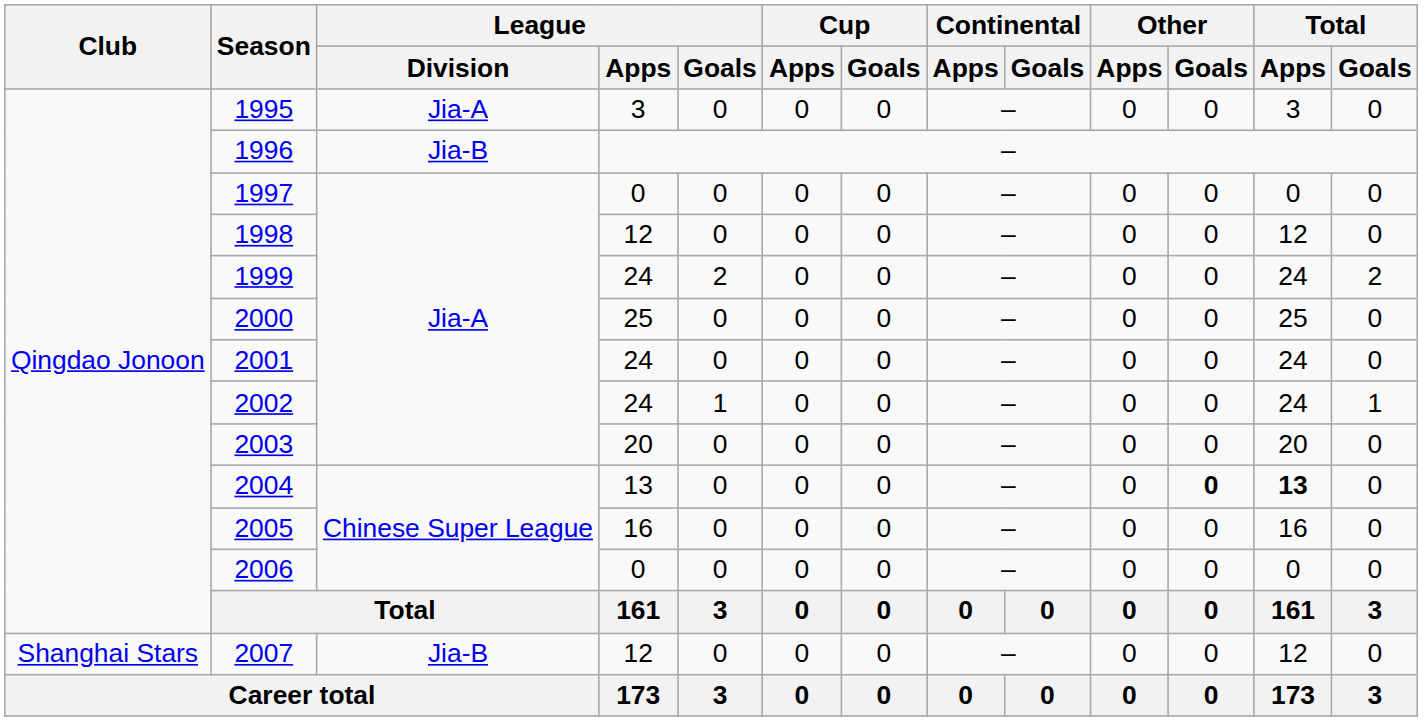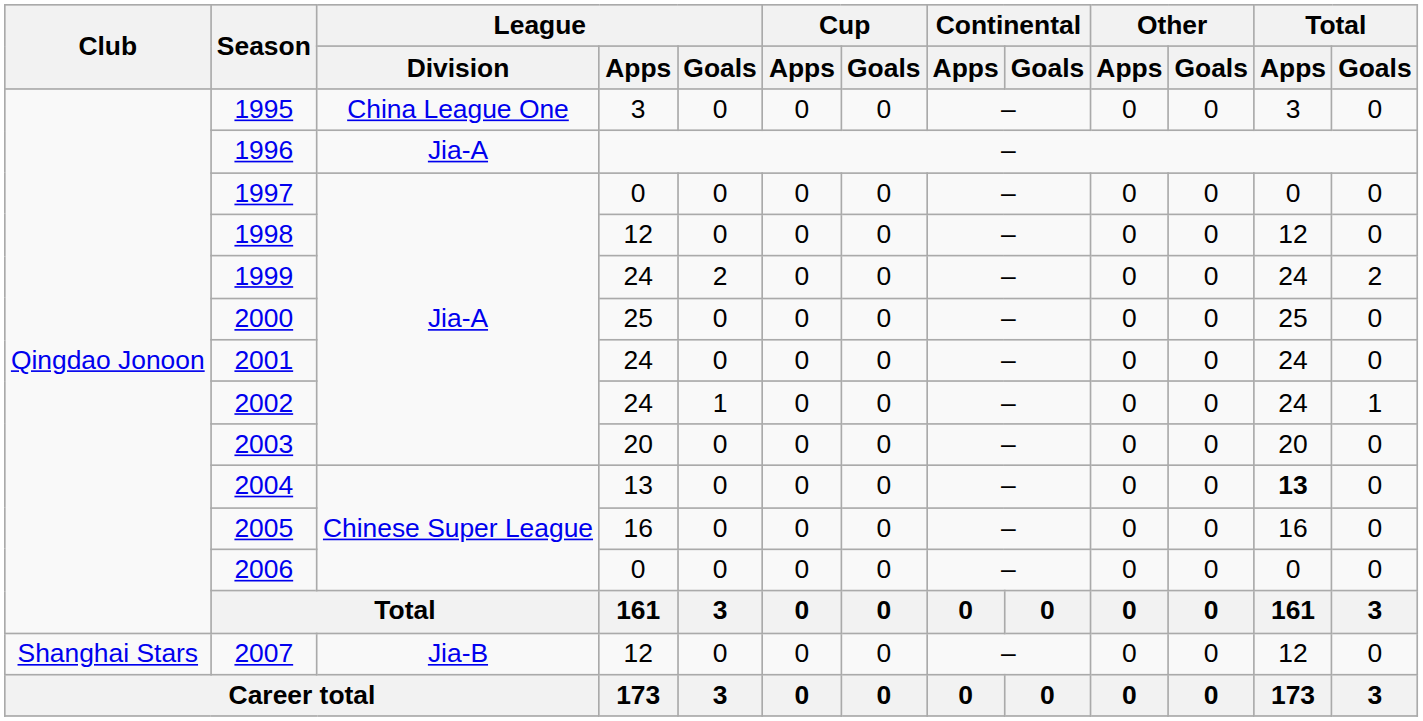(458, 109) Jia-A -> (458, 109) China League One
(458, 151) Jia-B -> (458, 151) Jia-A
(1211, 485) bold -> (1211, 485) normal
